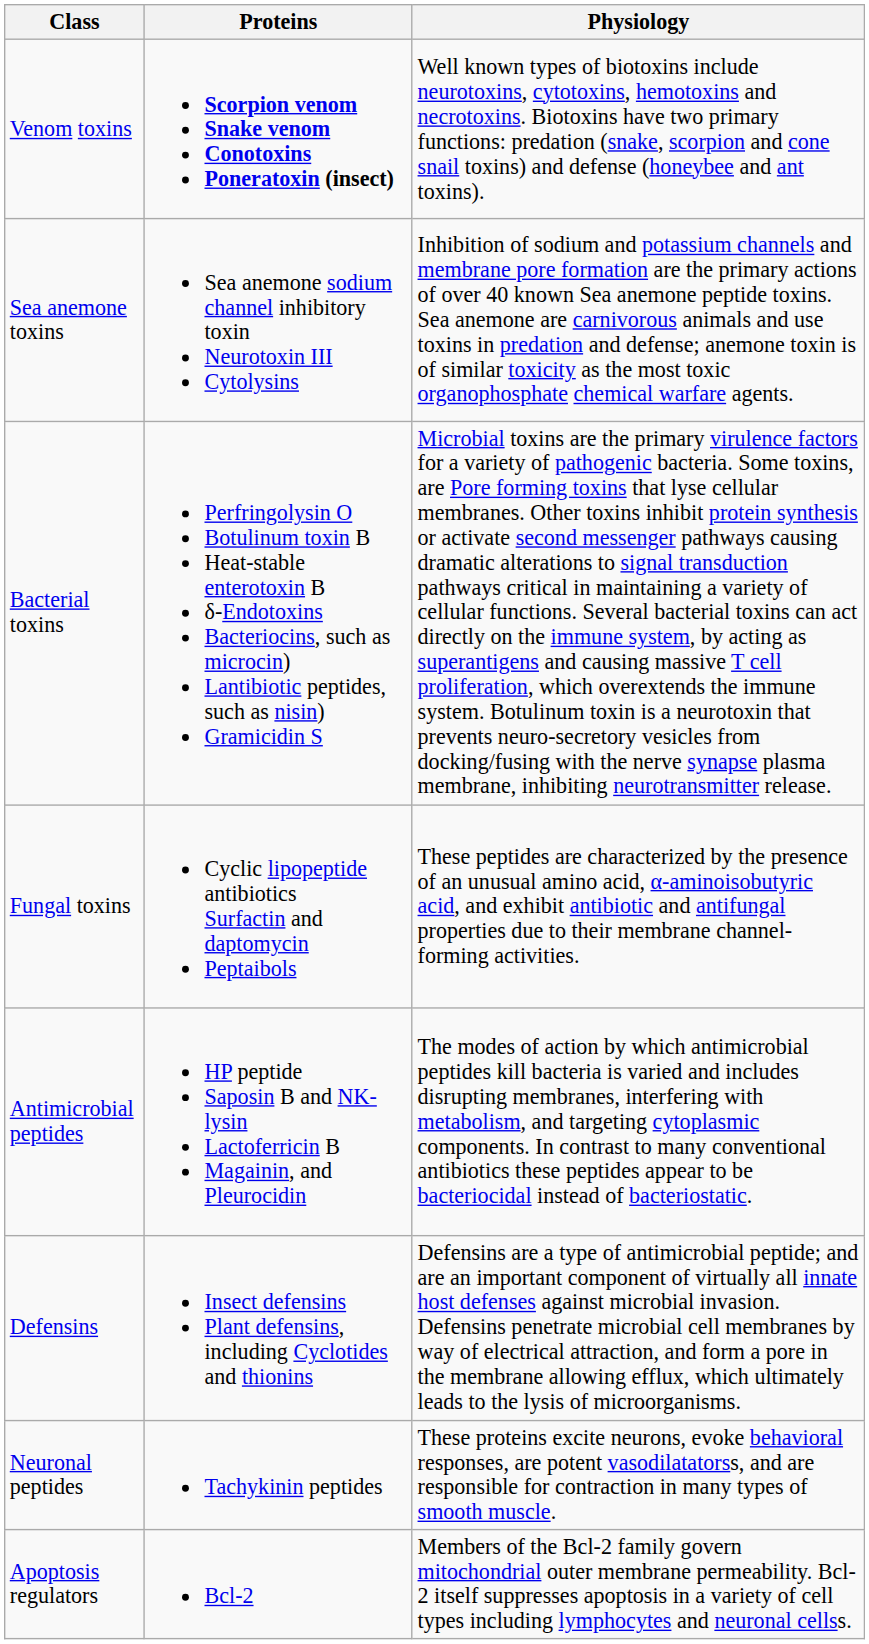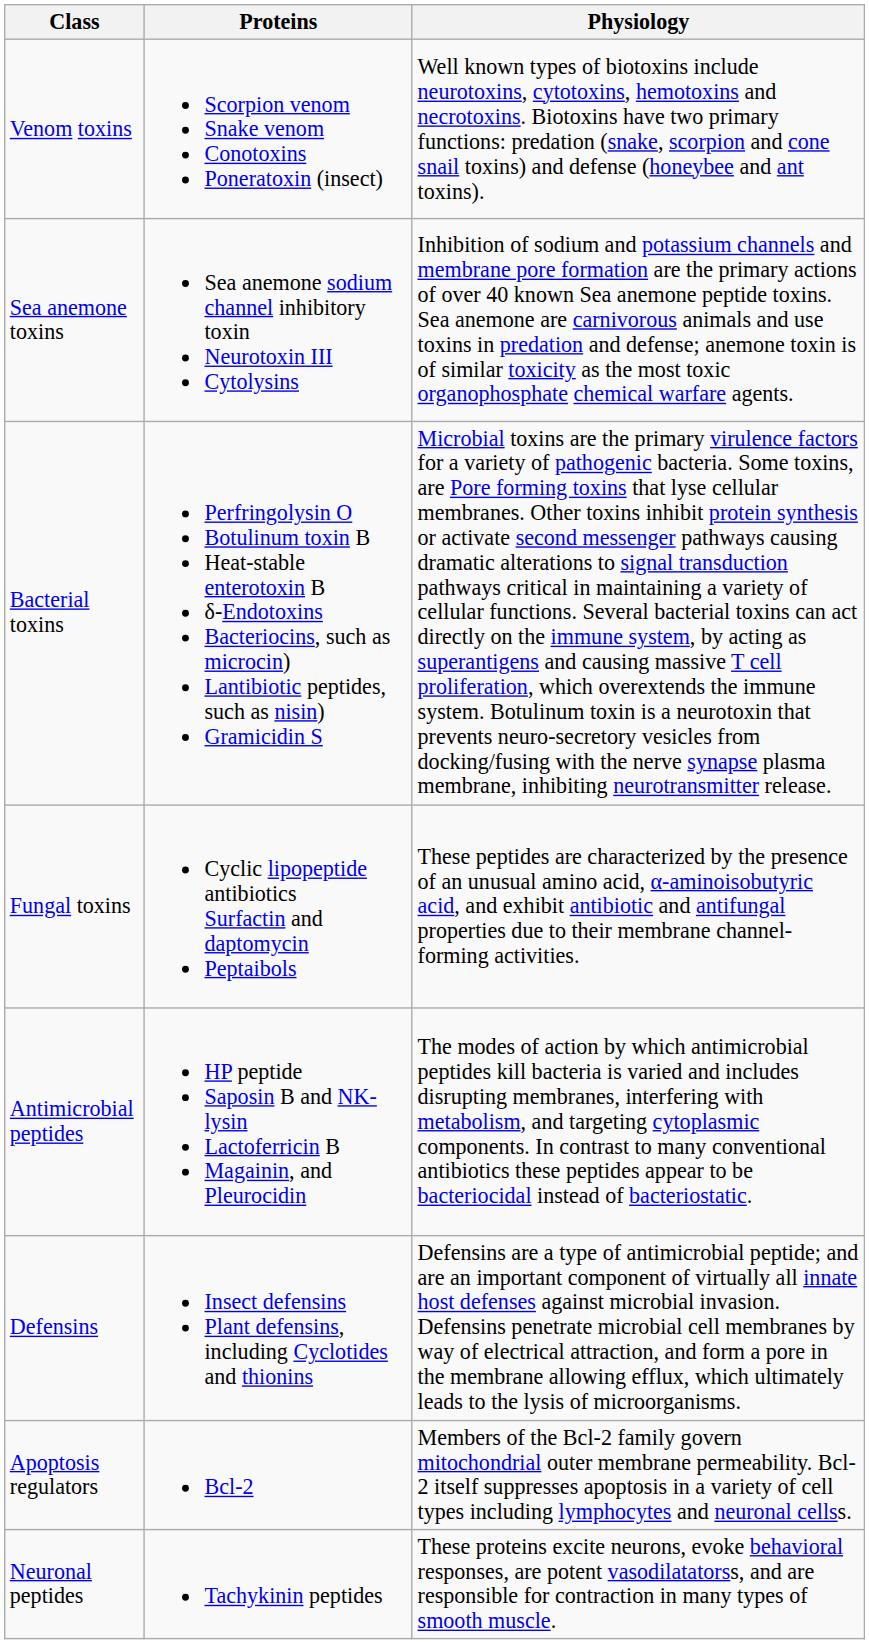(278, 141) bold -> (278, 141) normal
rows swapped: (51, 1474) <-> (55, 1584)
